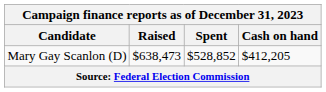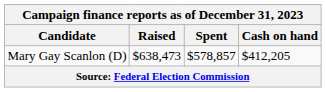(211, 55) $528,852 -> (211, 55) $578,857
